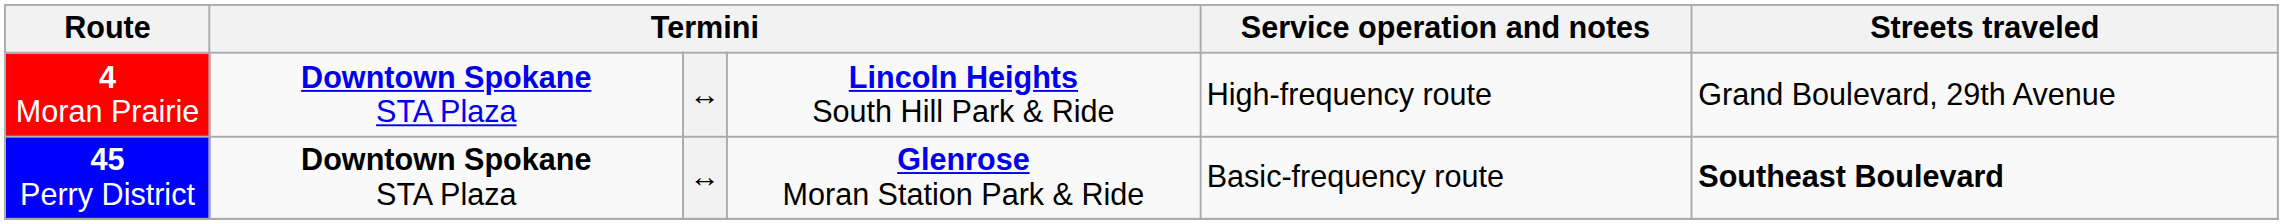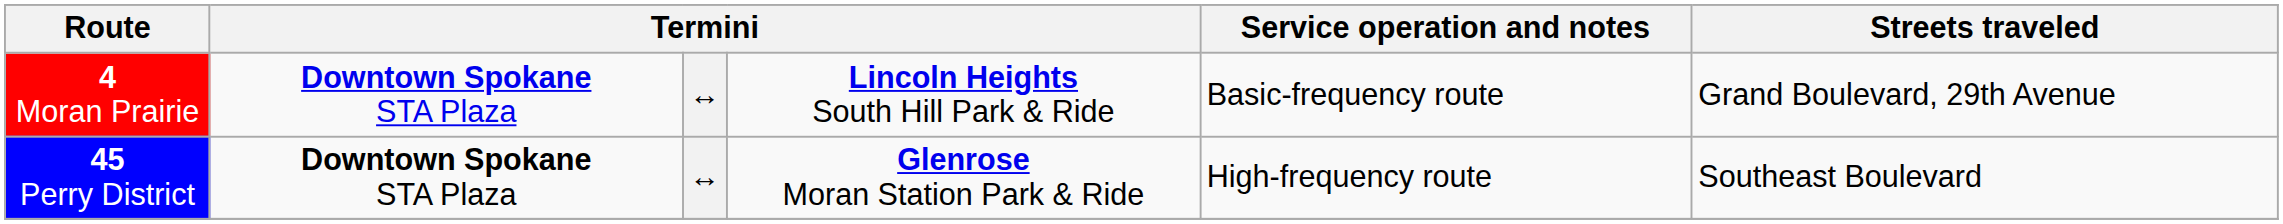(1349, 94) High-frequency route -> (1355, 94) Basic-frequency route
(1355, 177) Basic-frequency route -> (1349, 177) High-frequency route
(1851, 177) bold -> (1840, 177) normal
